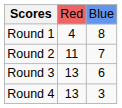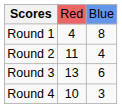(101, 53) 7 -> (101, 53) 4
(72, 93) 13 -> (72, 93) 10
